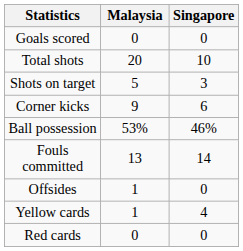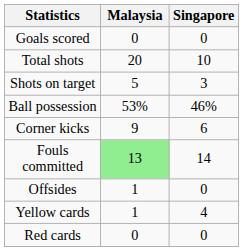rows swapped: (53, 128) <-> (53, 106)
(135, 159) no background -> (135, 159) lightgreen background
